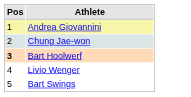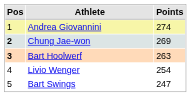+ column: (170, 12)
(10, 41) normal -> (10, 41) bold
